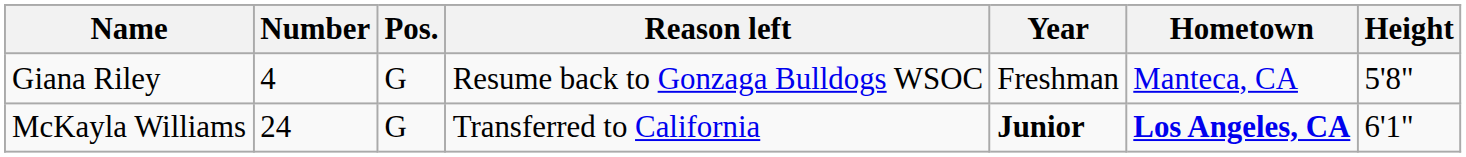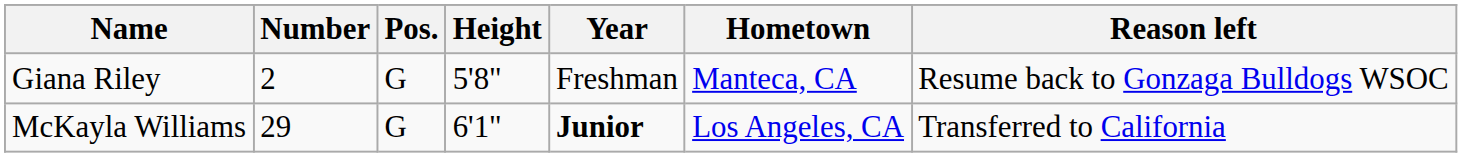columns swapped: (1409, 28) <-> (718, 28)
(268, 77) 4 -> (268, 77) 2
(276, 126) 24 -> (276, 126) 29
(1242, 126) bold -> (798, 126) normal
